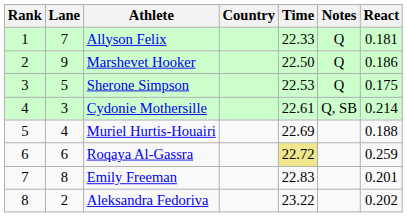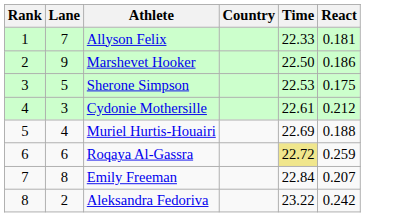- column: (339, 16)
(381, 108) 0.214 -> (339, 108) 0.212
(298, 177) 22.83 -> (298, 177) 22.84
(381, 177) 0.201 -> (339, 177) 0.207
(381, 200) 0.202 -> (339, 200) 0.242
